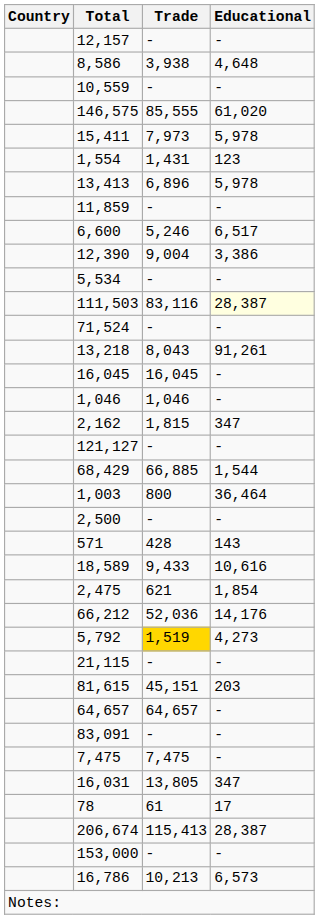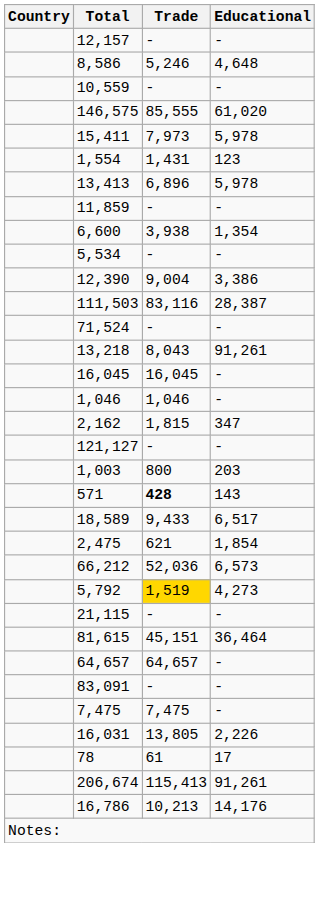(168, 64) 3,938 -> (168, 64) 5,246
(168, 232) 5,246 -> (168, 232) 3,938
(236, 232) 6,517 -> (236, 232) 1,354
rows swapped: (99, 280) <-> (103, 256)
(241, 304) lightyellow background -> (241, 304) no background
- row: (103, 471)
(241, 495) 36,464 -> (227, 471) 203
- row: (99, 519)
(159, 543) normal -> (159, 495) bold
(241, 567) 10,616 -> (236, 519) 6,517
(241, 615) 14,176 -> (236, 567) 6,573
(227, 687) 203 -> (241, 639) 36,464
(227, 783) 347 -> (236, 735) 2,226
(241, 831) 28,387 -> (241, 783) 91,261
- row: (108, 855)
(236, 878) 6,573 -> (241, 807) 14,176
